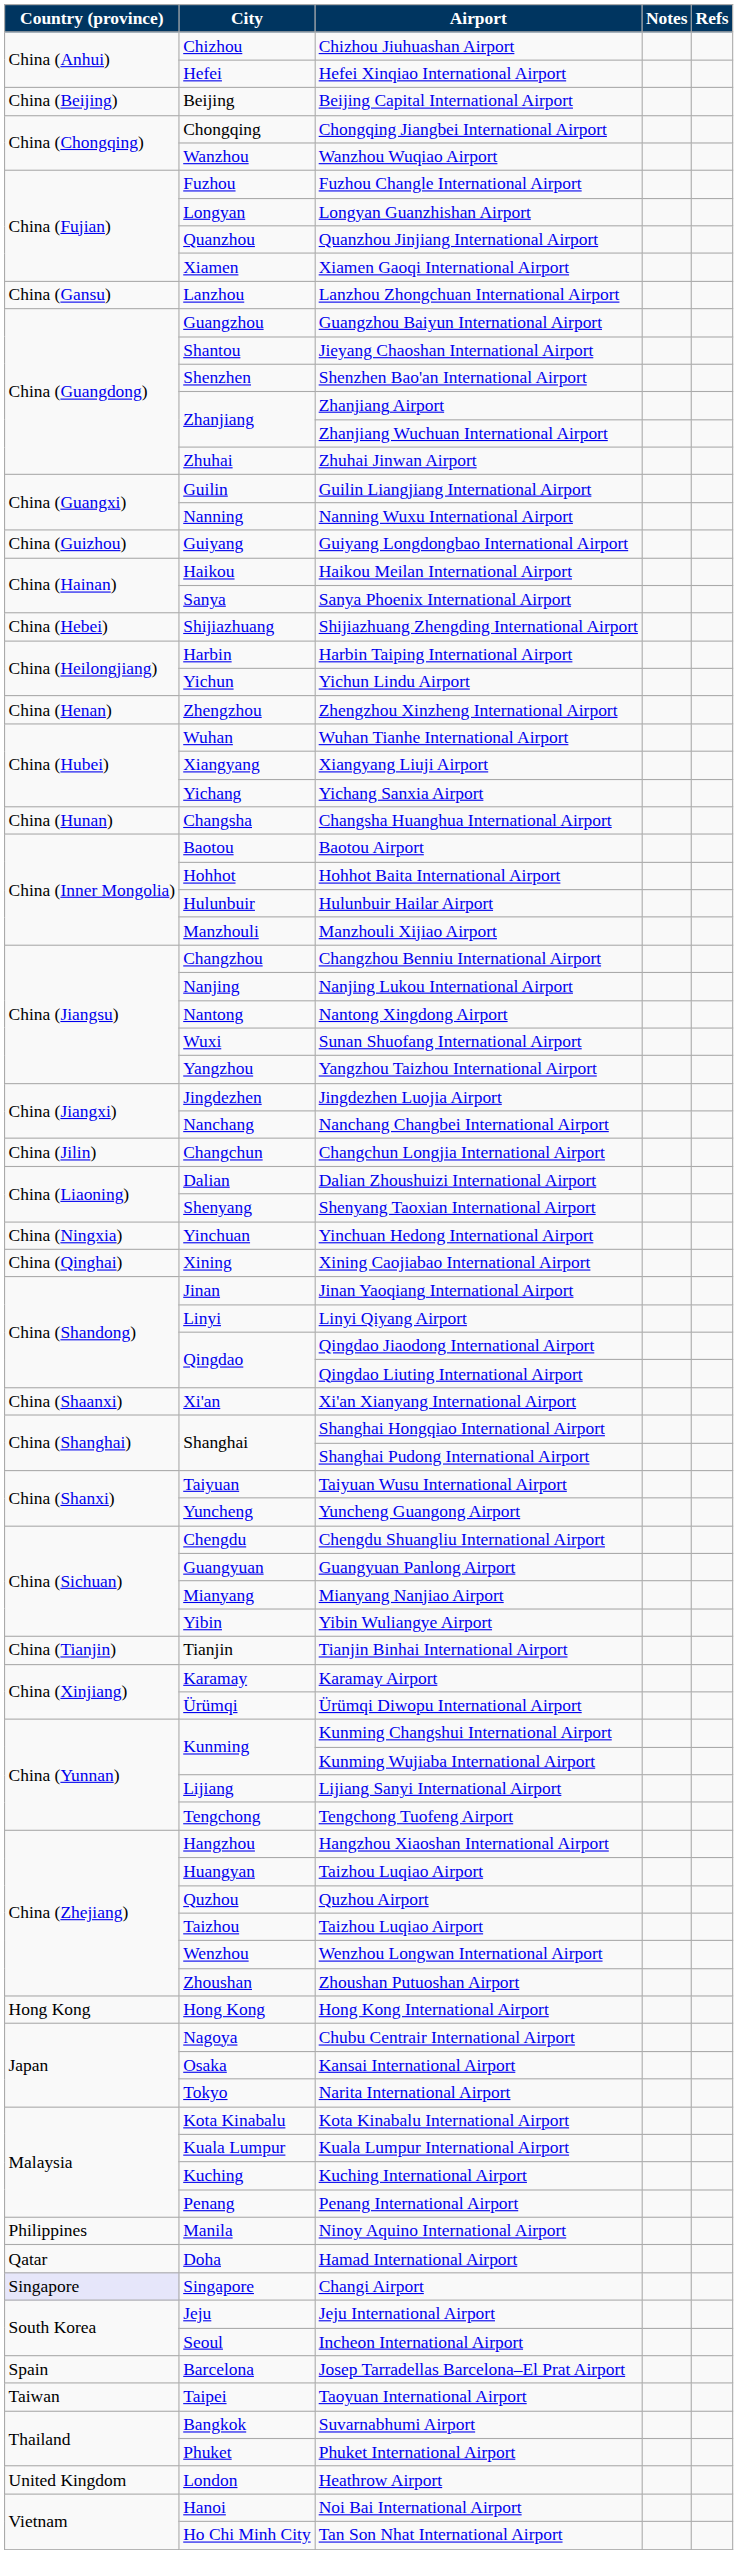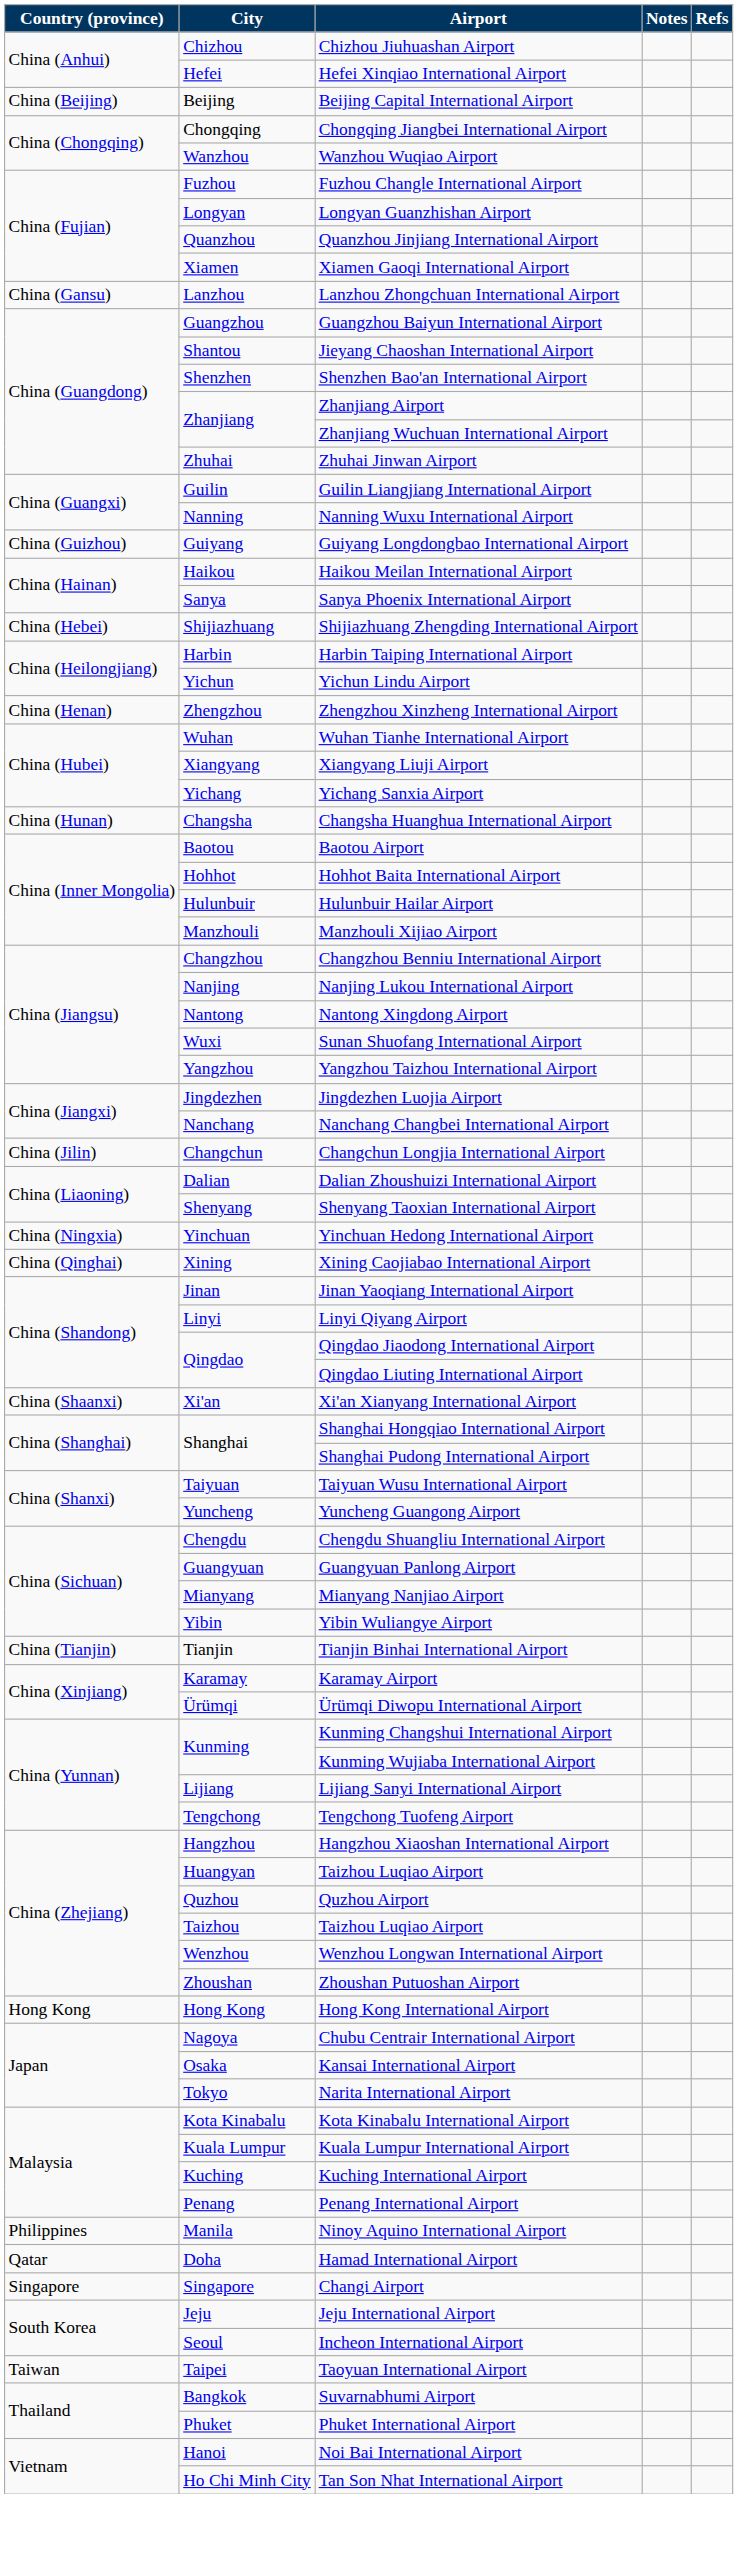(44, 2286) lavender background -> (44, 2286) no background
- row: (219, 2369)
- row: (210, 2479)
